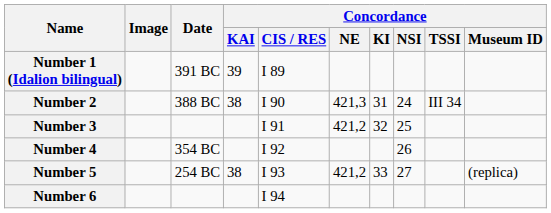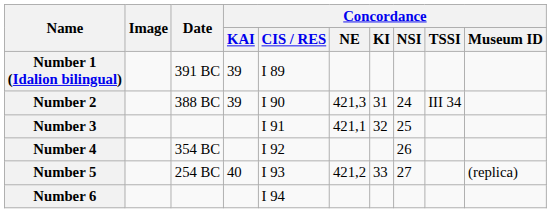(234, 102) 38 -> (234, 102) 39
(350, 126) 421,2 -> (350, 126) 421,1
(234, 172) 38 -> (234, 172) 40
